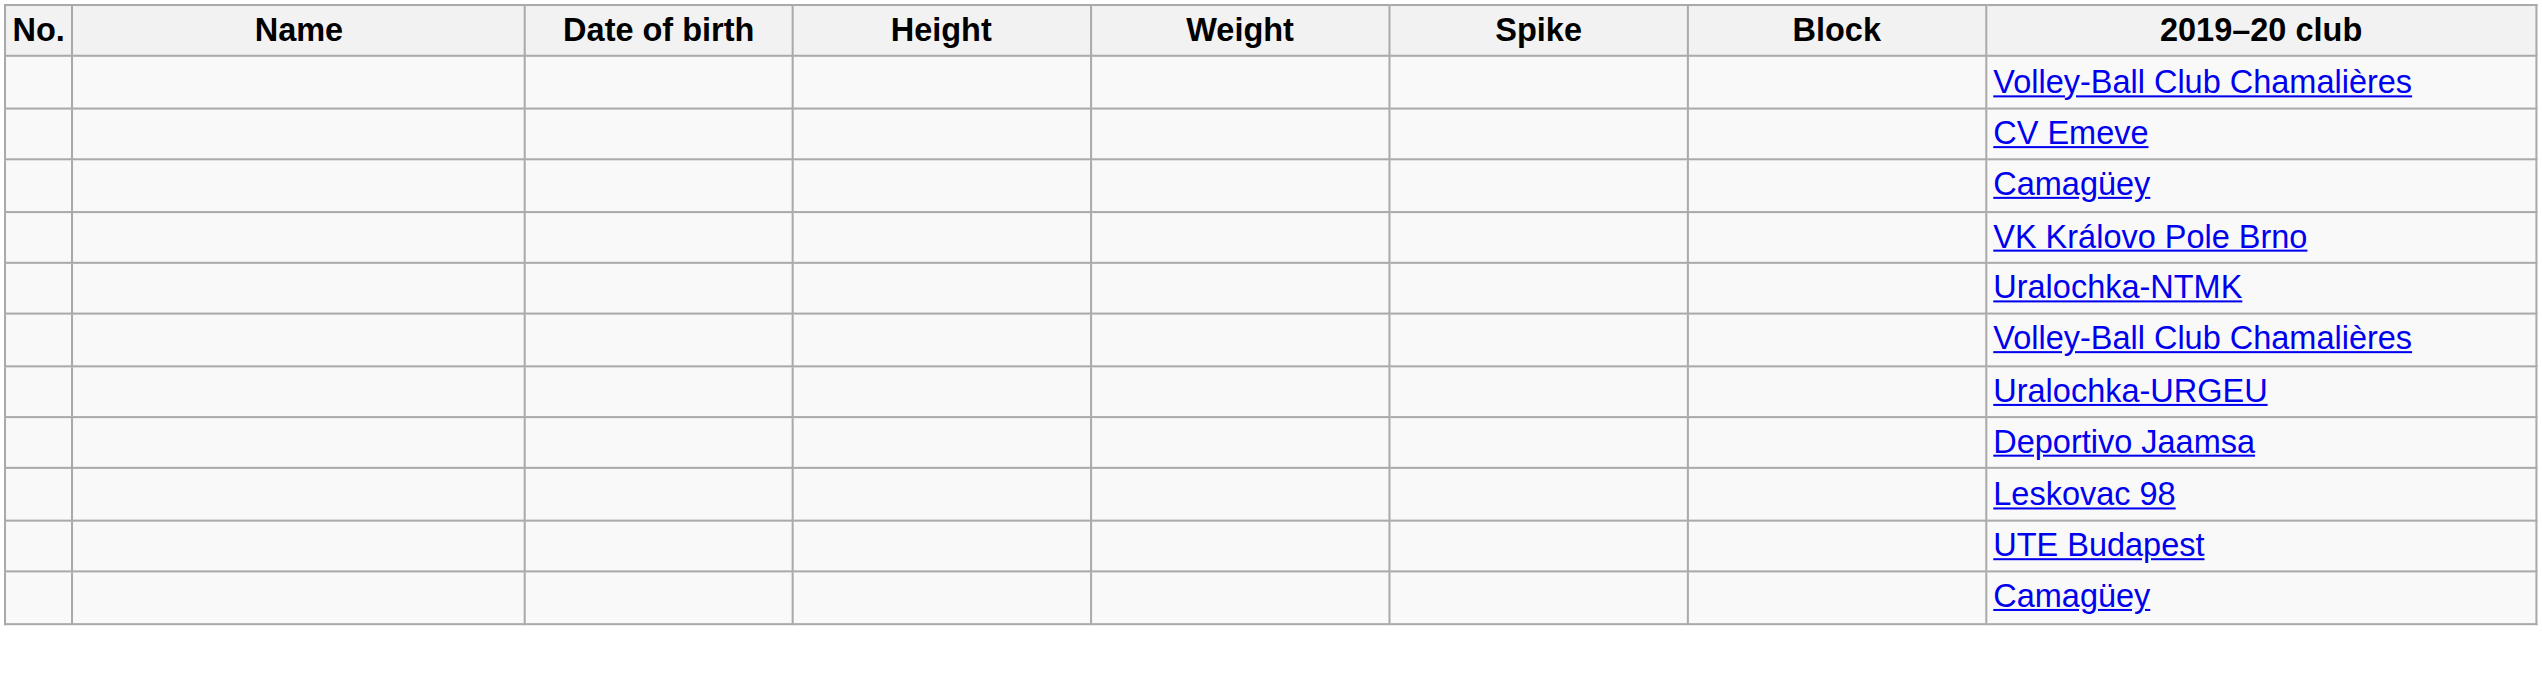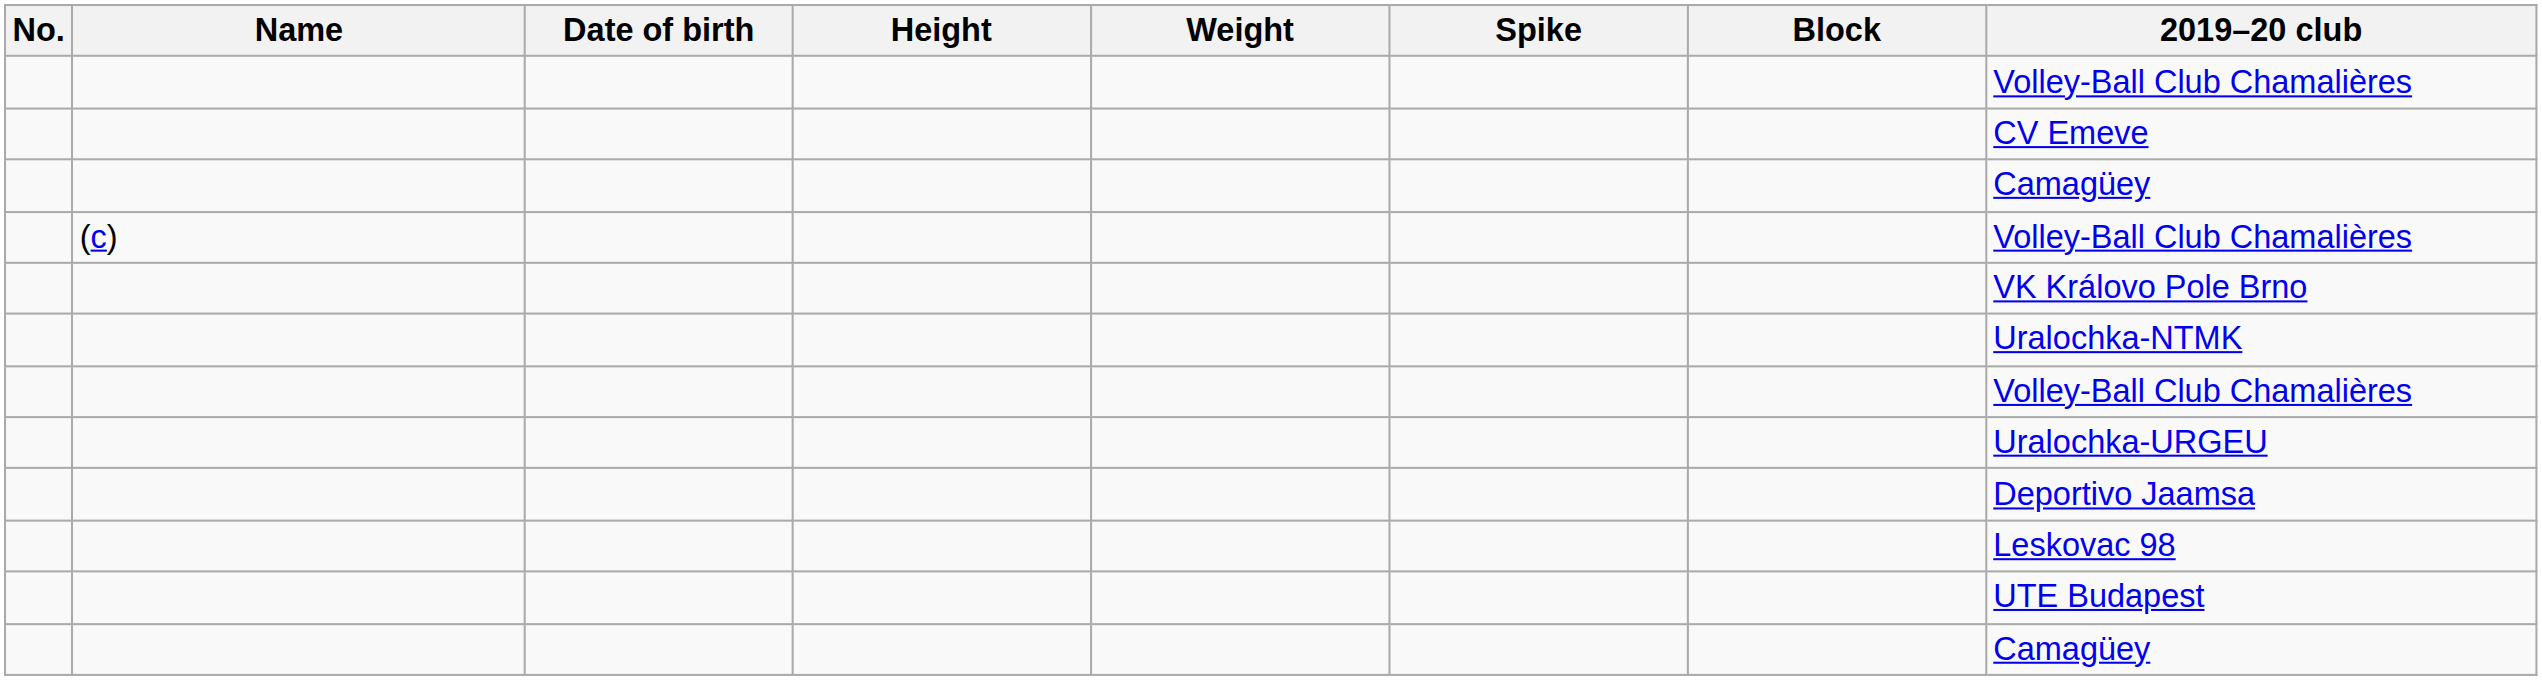+ row: (39, 237)
